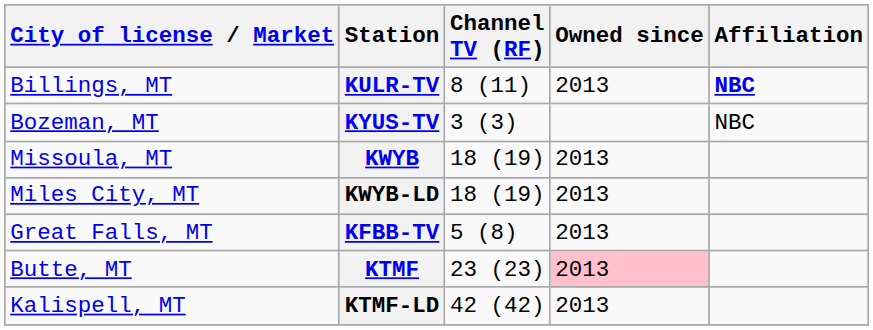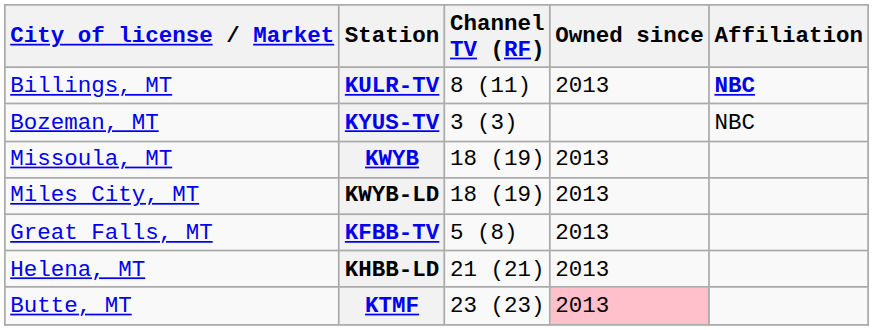+ row: (392, 269)
- row: (392, 306)
